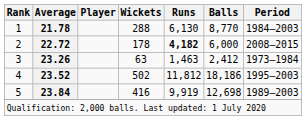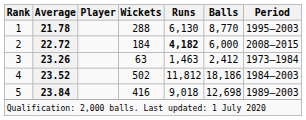(272, 28) 1984–2003 -> (272, 28) 1995–2003
(141, 44) 178 -> (141, 44) 184
(272, 76) 1995–2003 -> (272, 76) 1984–2003
(184, 92) 9,919 -> (184, 92) 9,018
